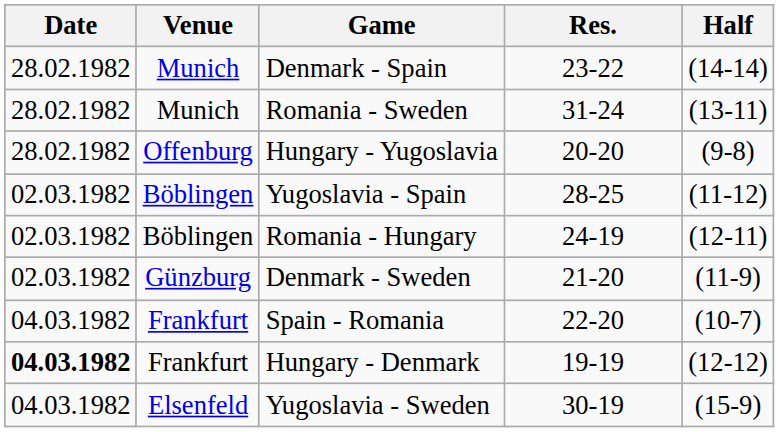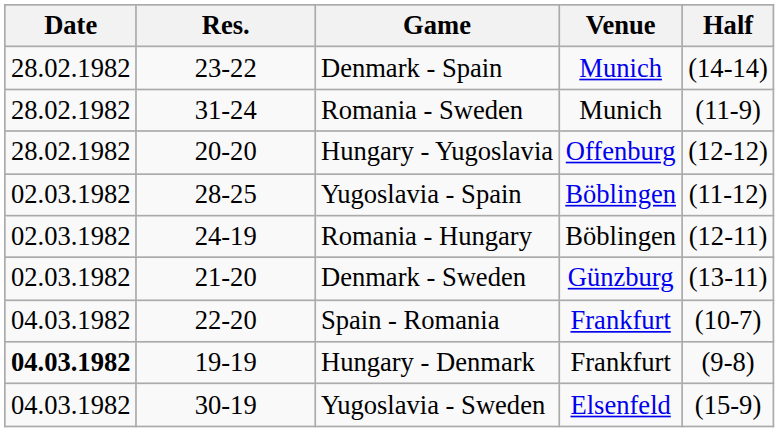columns swapped: (198, 25) <-> (593, 25)
(728, 109) (13-11) -> (728, 109) (11-9)
(728, 151) (9-8) -> (728, 151) (12-12)
(728, 278) (11-9) -> (728, 278) (13-11)
(728, 362) (12-12) -> (728, 362) (9-8)
